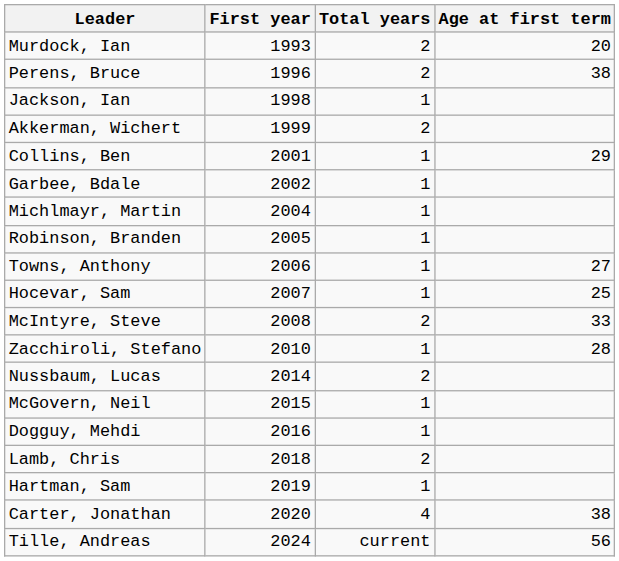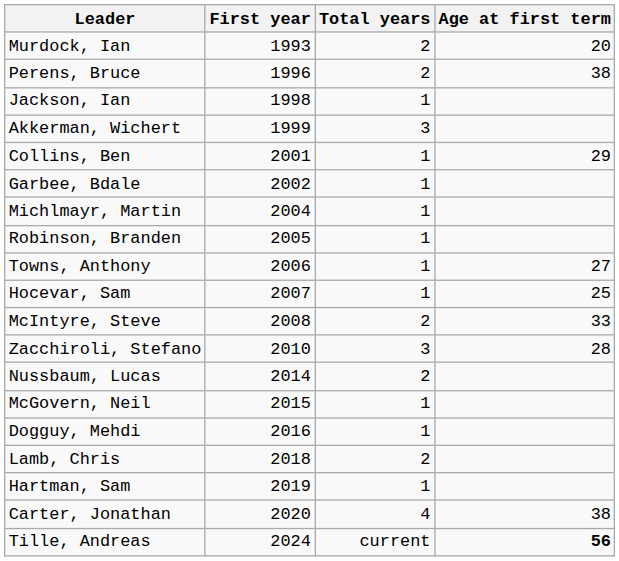(425, 129) 2 -> (425, 129) 3
(425, 349) 1 -> (425, 349) 3
(601, 542) normal -> (601, 542) bold
